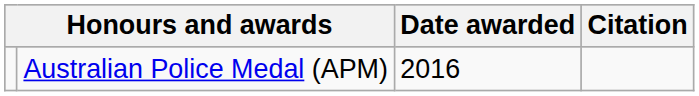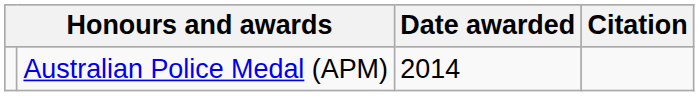(430, 68) 2016 -> (430, 68) 2014
